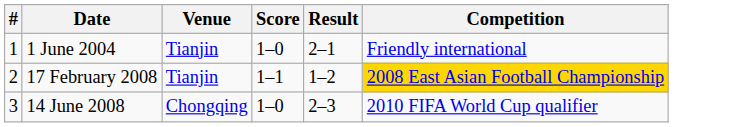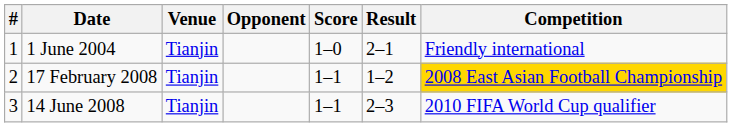+ column: (266, 19)
(207, 106) Chongqing -> (192, 106) Tianjin
(270, 106) 1–0 -> (328, 106) 1–1
